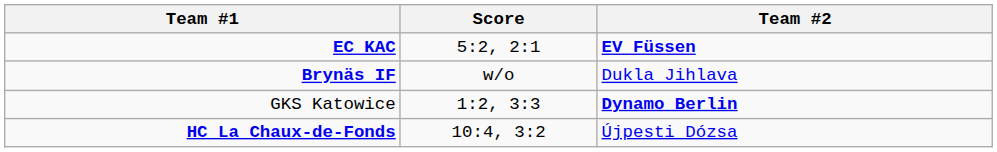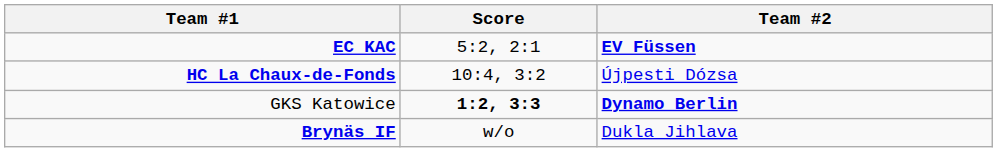rows swapped: (291, 132) <-> (349, 76)
(499, 104) normal -> (499, 104) bold
